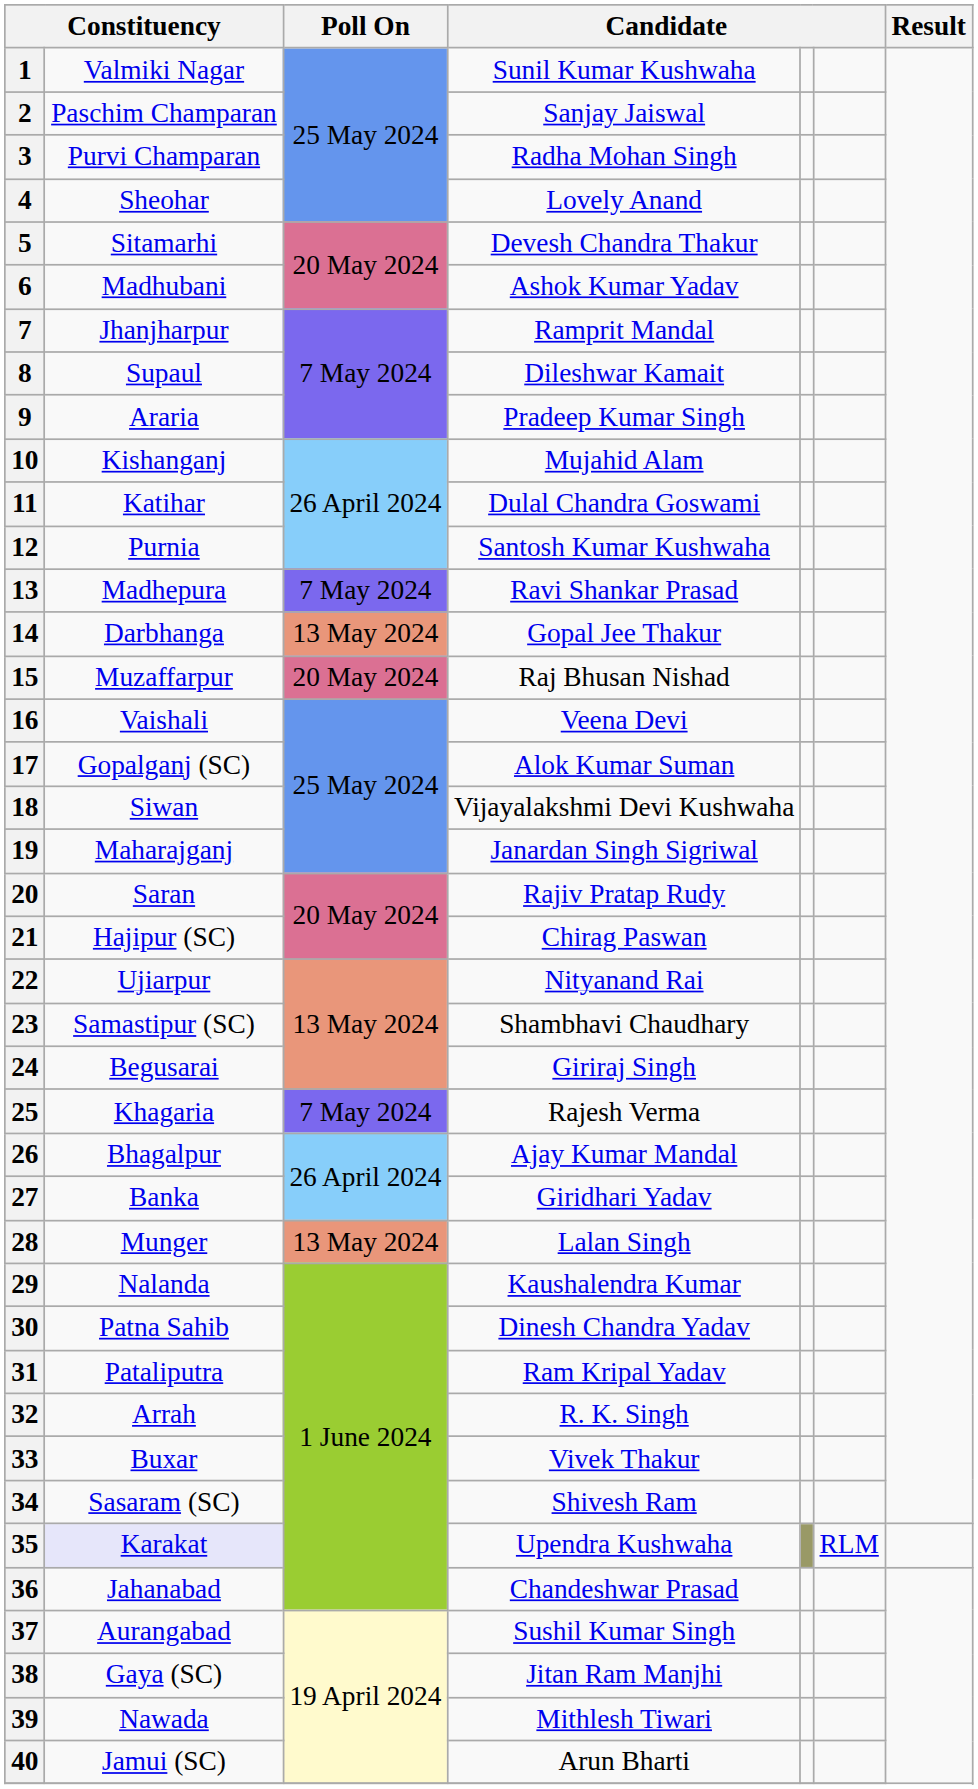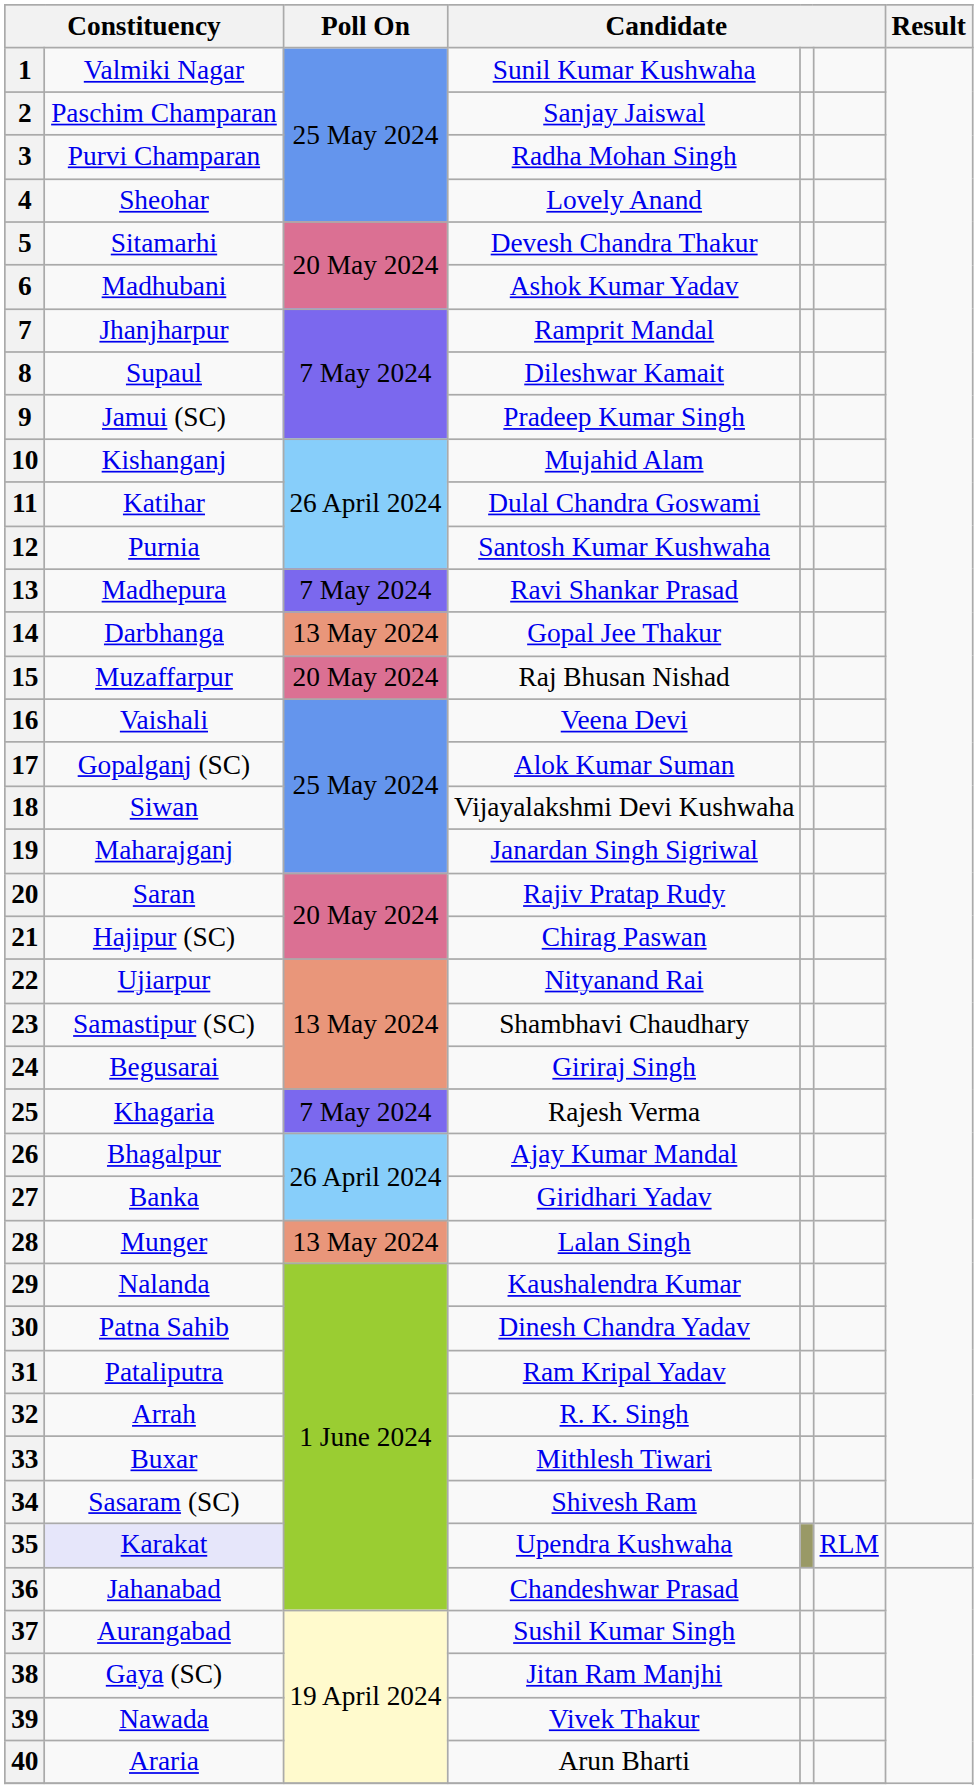(164, 416) Araria -> (164, 416) Jamui (SC)
(624, 1458) Vivek Thakur -> (624, 1458) Mithlesh Tiwari
(624, 1718) Mithlesh Tiwari -> (624, 1718) Vivek Thakur
(164, 1761) Jamui (SC) -> (164, 1761) Araria
